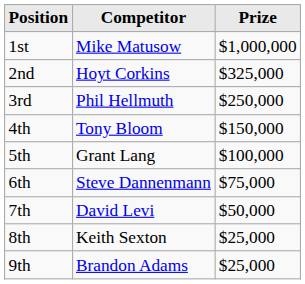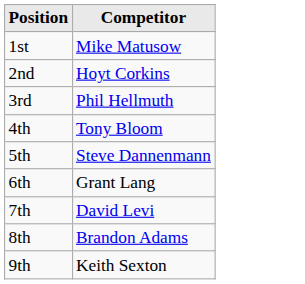- column: (258, 18)
(116, 155) Grant Lang -> (143, 155) Steve Dannenmann
(143, 182) Steve Dannenmann -> (116, 182) Grant Lang
(121, 237) Keith Sexton -> (132, 237) Brandon Adams
(132, 264) Brandon Adams -> (121, 264) Keith Sexton
